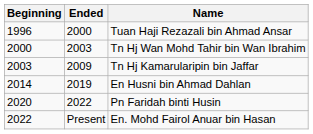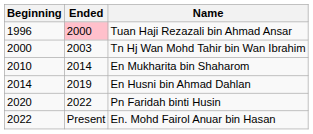(79, 31) no background -> (79, 31) pink background
- row: (185, 66)
+ row: (180, 66)
